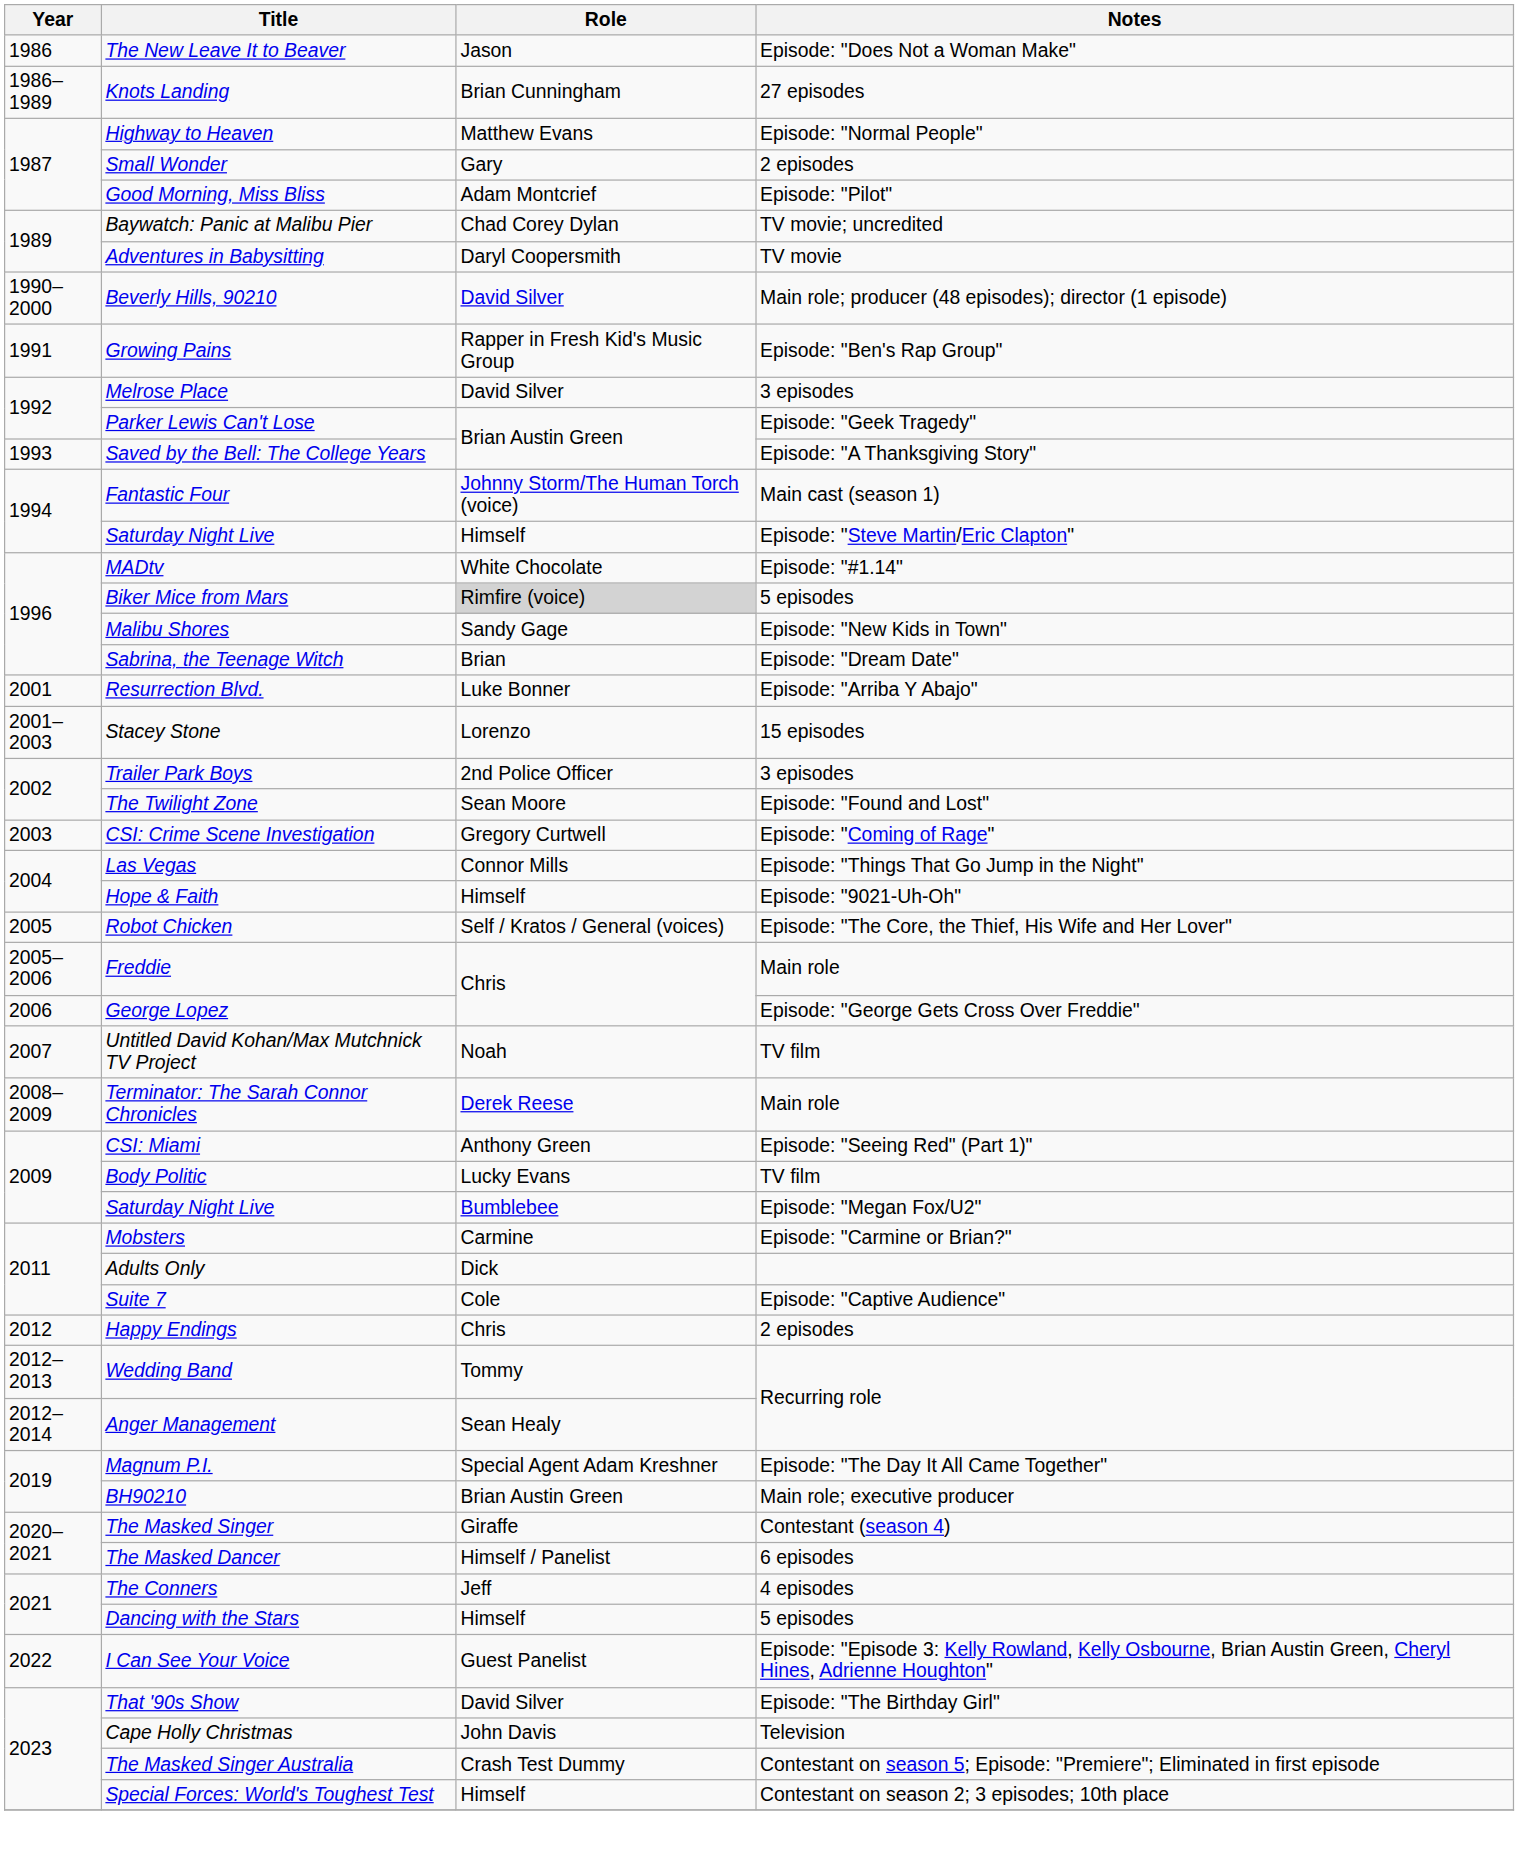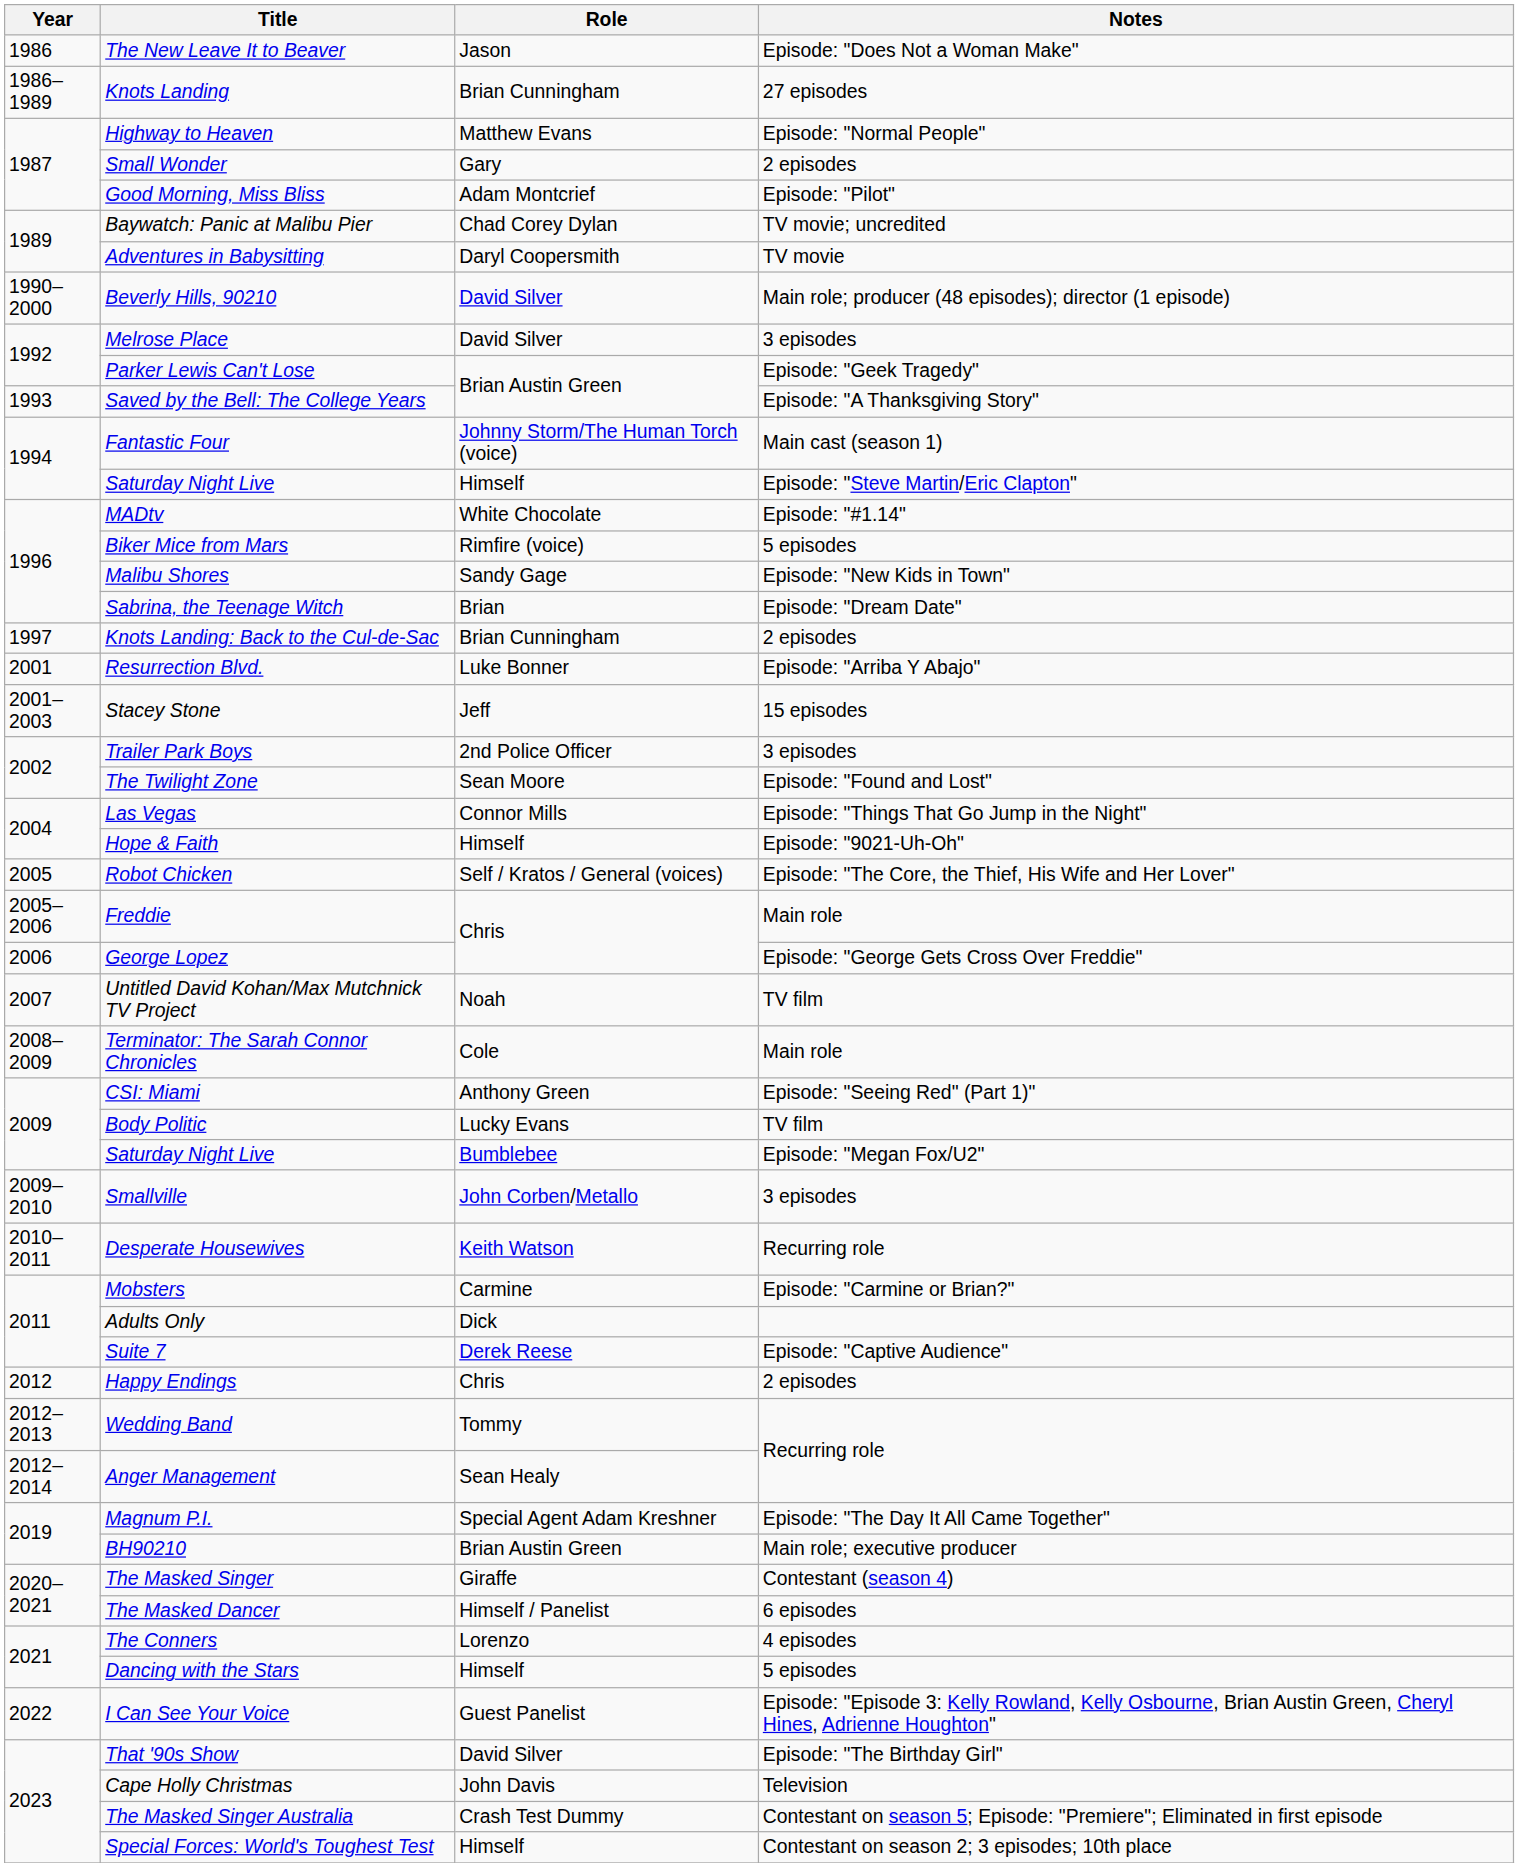- row: (168, 350)
(523, 598) lightgrey background -> (522, 545) no background
+ row: (272, 637)
(495, 731) Lorenzo -> (475, 710) Jeff
- row: (240, 834)
(517, 1104) Derek Reese -> (479, 1051) Cole
+ row: (146, 1196)
+ row: (205, 1248)
(480, 1299) Cole -> (516, 1351) Derek Reese
(476, 1588) Jeff -> (494, 1641) Lorenzo
